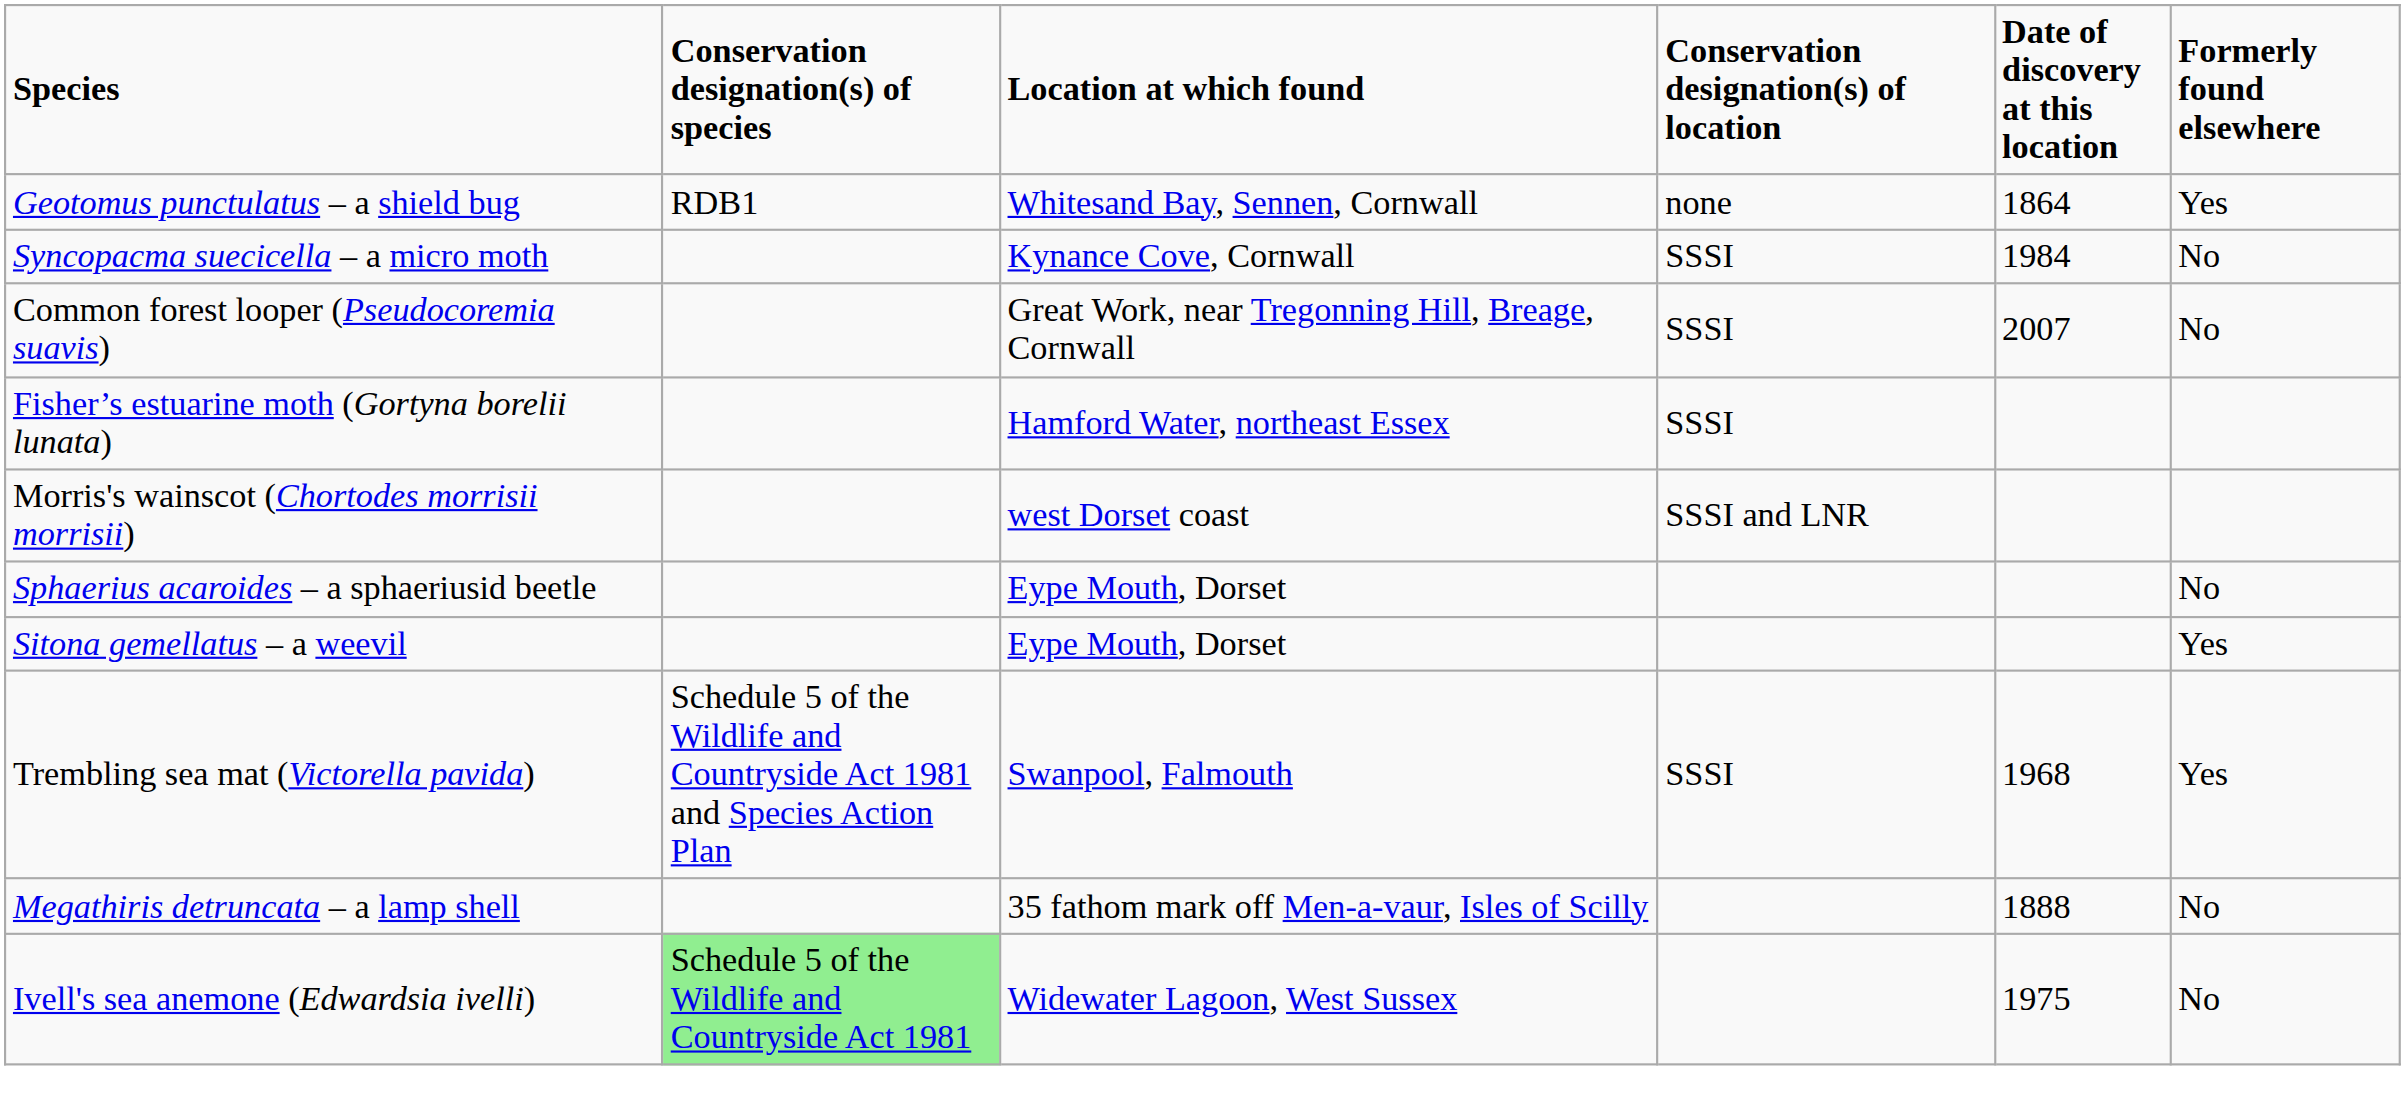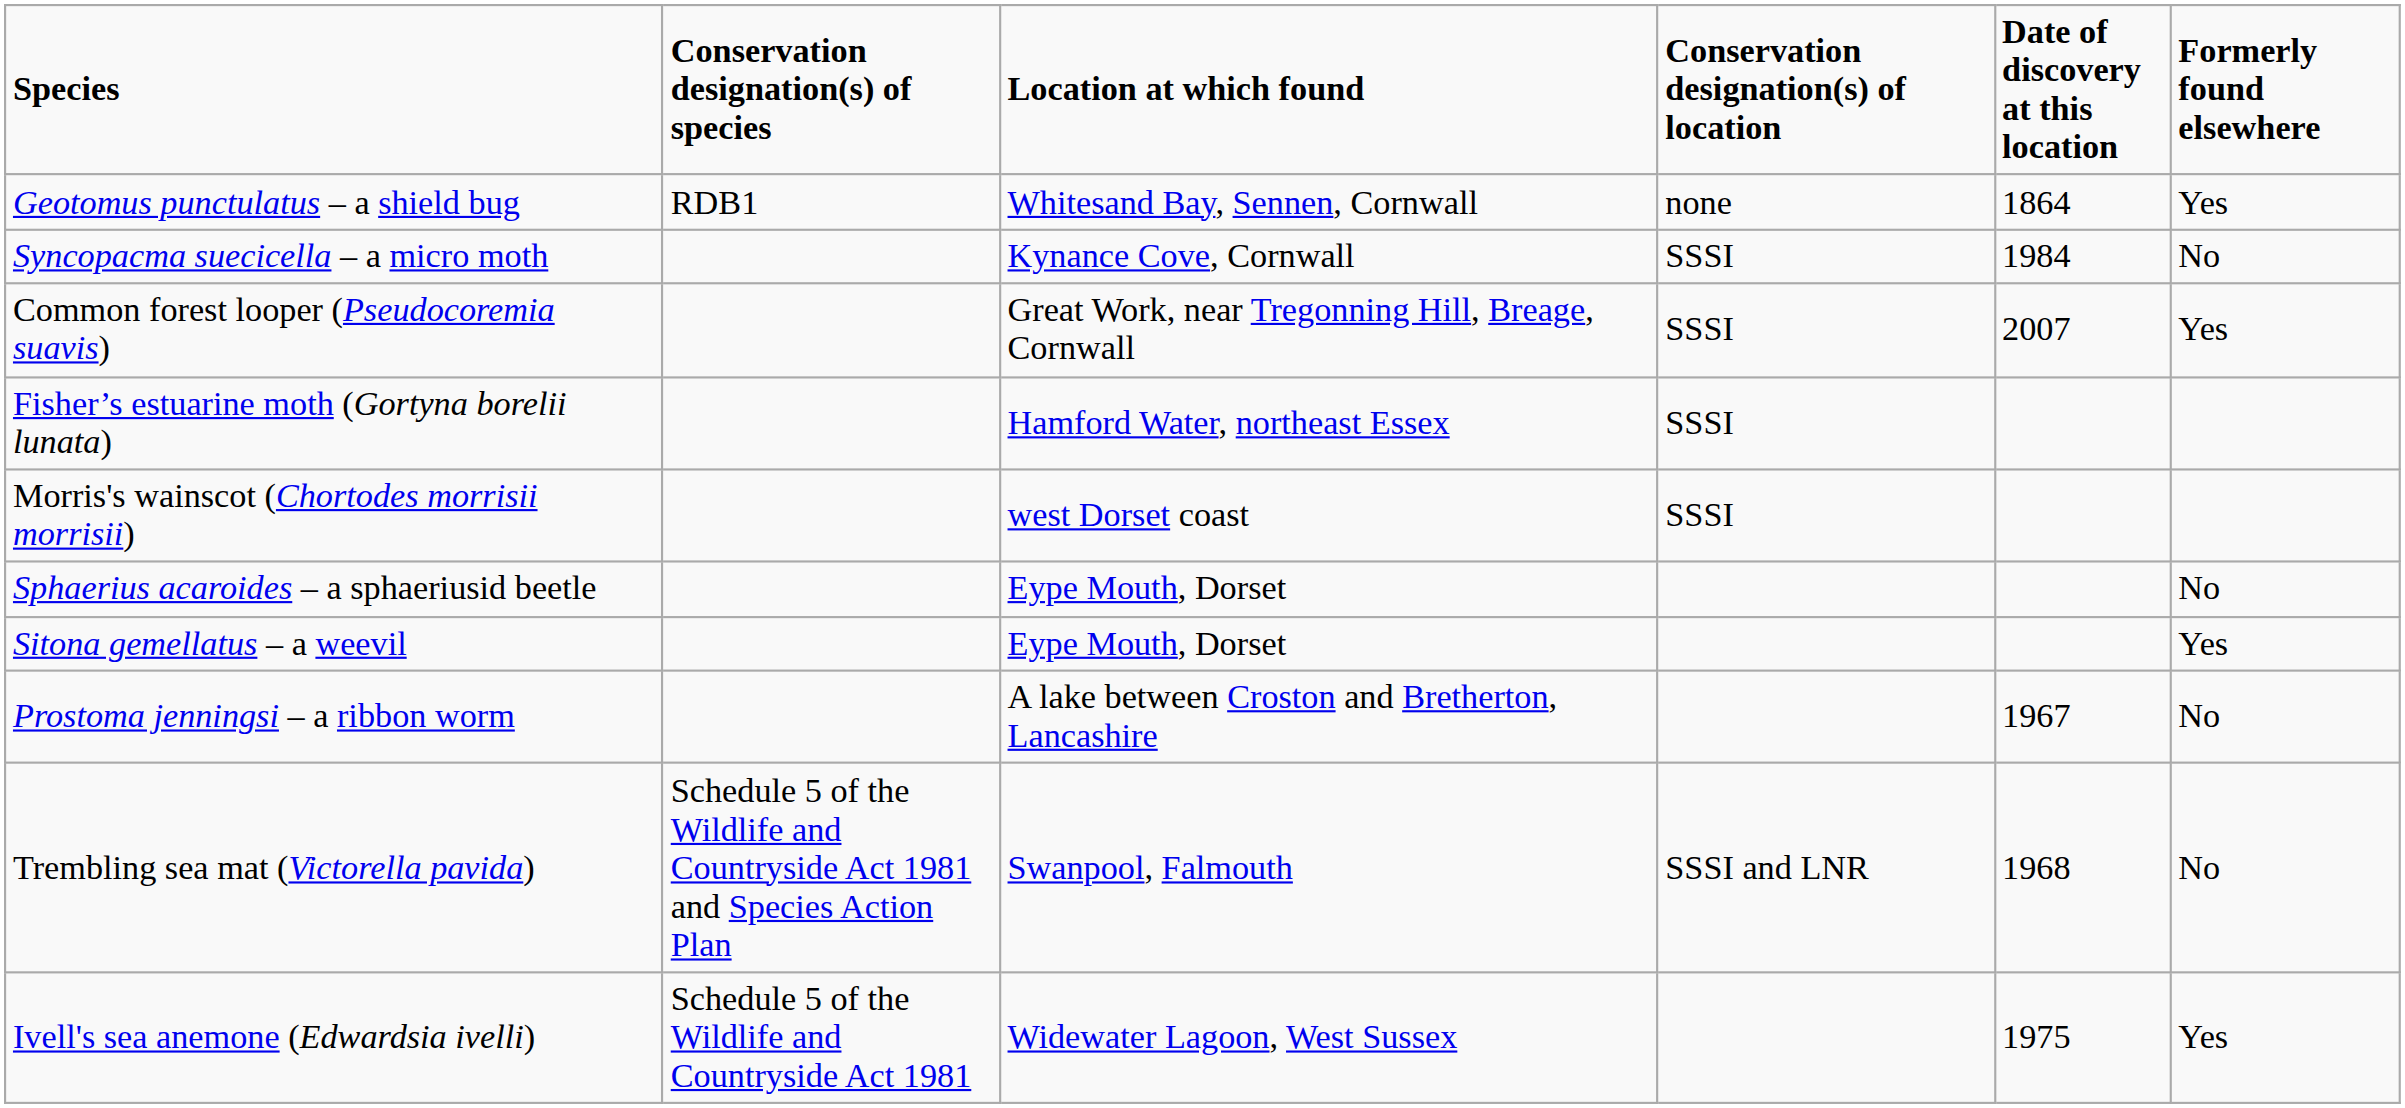(2199, 329) No -> (2203, 329) Yes
(1767, 515) SSSI and LNR -> (1700, 515) SSSI
+ row: (264, 716)
(1700, 774) SSSI -> (1767, 867) SSSI and LNR
(2203, 774) Yes -> (2199, 867) No
- row: (266, 905)
(821, 998) lightgreen background -> (821, 1036) no background
(2199, 998) No -> (2203, 1036) Yes
